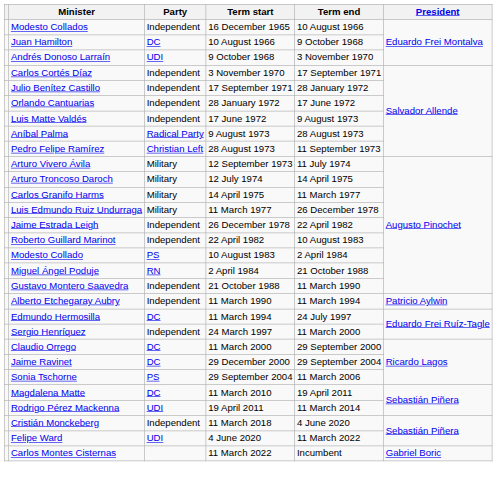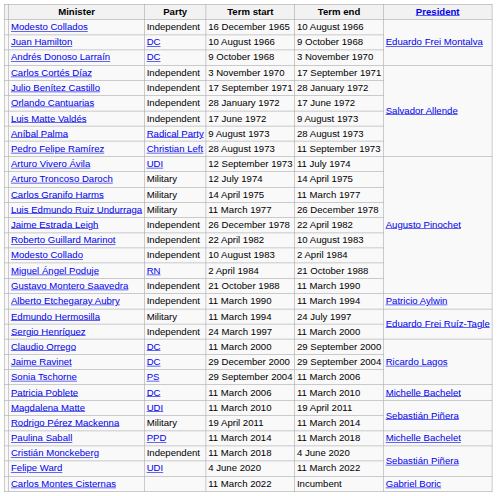(155, 57) UDI -> (154, 57) DC
(162, 164) Military -> (155, 164) UDI
(153, 255) PS -> (173, 255) Independent
(154, 316) DC -> (162, 316) Military
+ row: (45, 392)
(154, 392) DC -> (155, 407) UDI
(155, 407) UDI -> (162, 423) Military
+ row: (42, 438)
